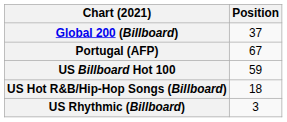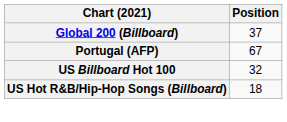(256, 70) 59 -> (256, 70) 32
- row: (117, 107)
